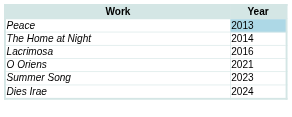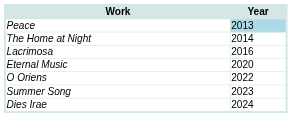+ row: (37, 65)
(242, 65) 2021 -> (242, 78) 2022
